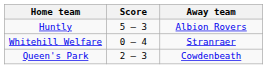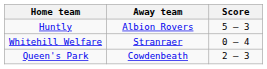columns swapped: (133, 12) <-> (211, 12)
